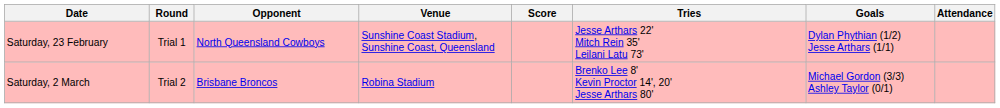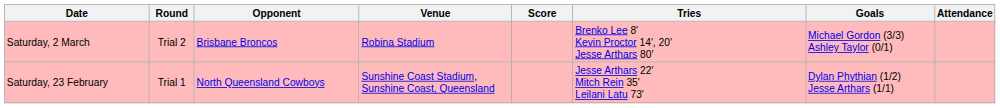rows swapped: (57, 42) <-> (48, 82)
